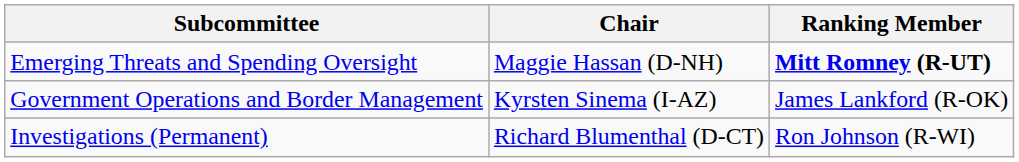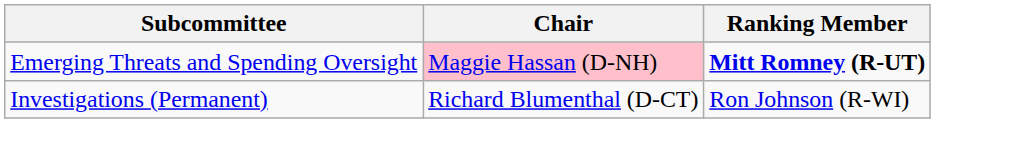(608, 61) no background -> (543, 61) pink background
- row: (247, 99)
